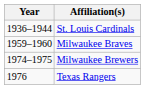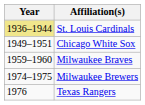(29, 28) no background -> (29, 28) khaki background
+ row: (96, 44)
